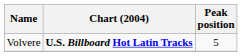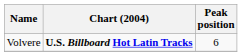(216, 42) 5 -> (216, 42) 6
